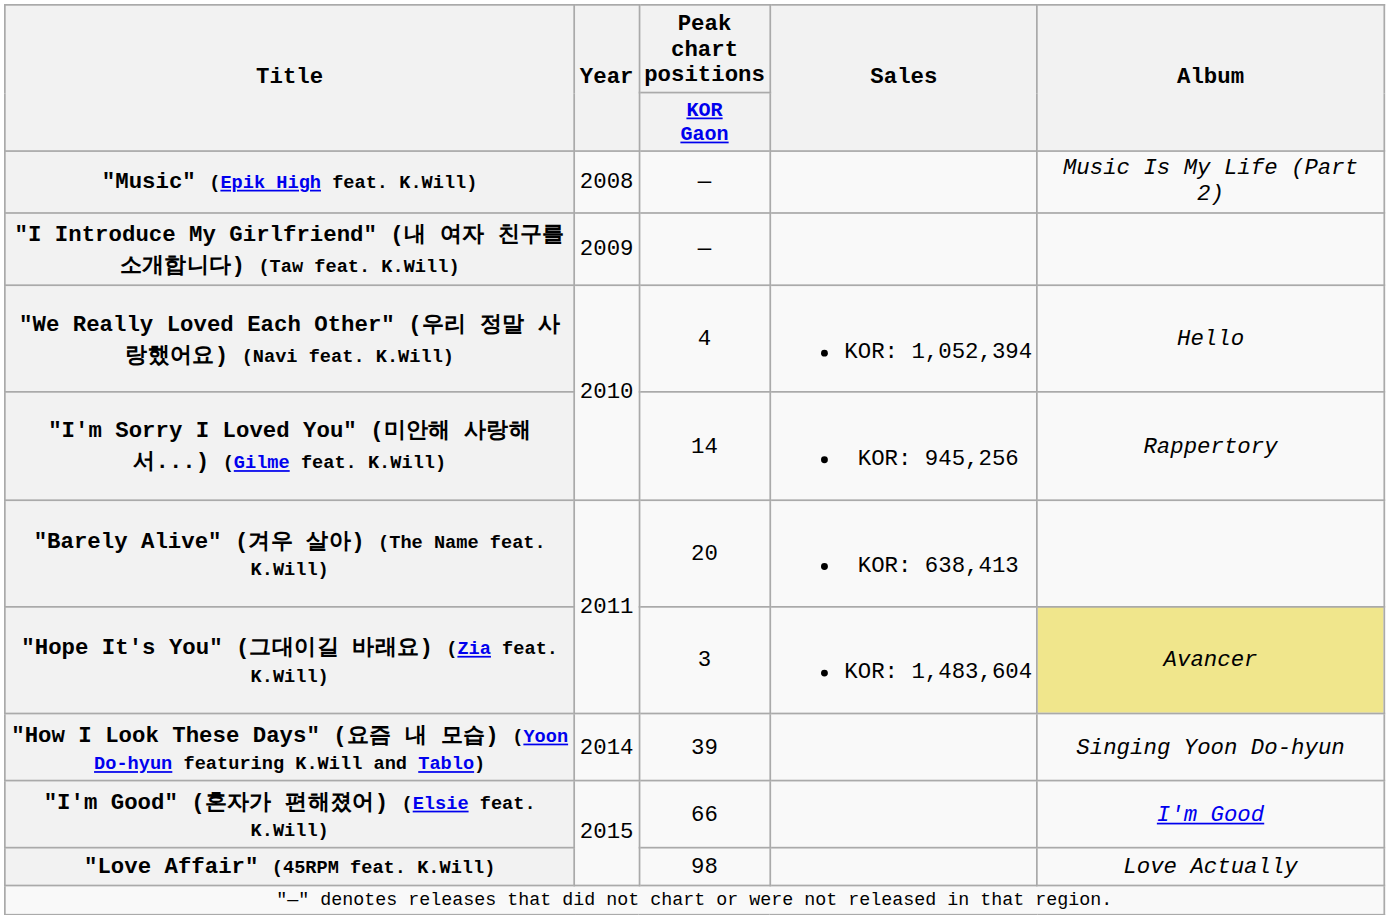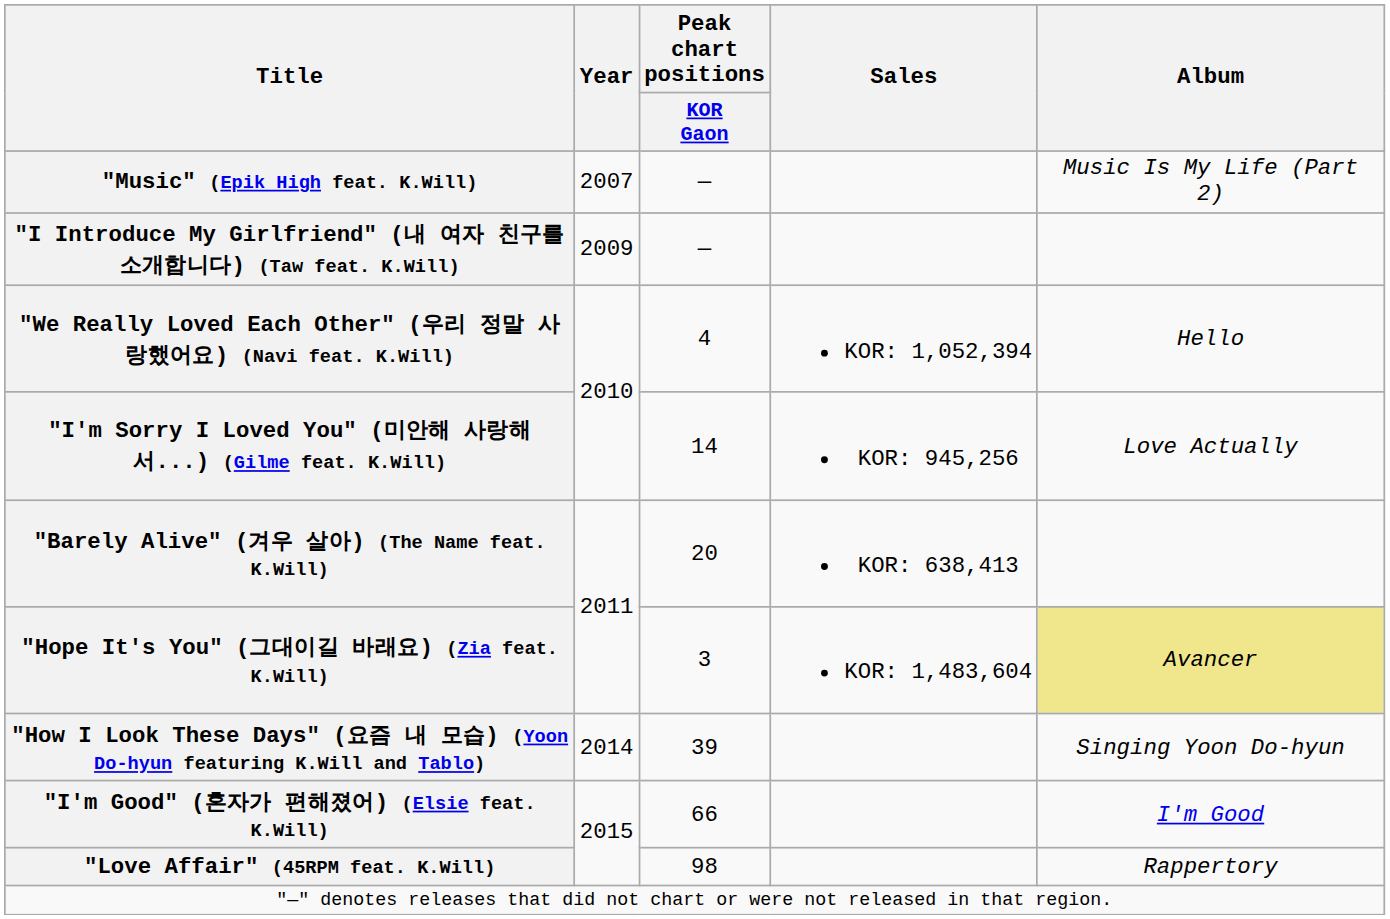(607, 182) 2008 -> (607, 182) 2007
(1211, 446) Rappertory -> (1211, 446) Love Actually
(1211, 866) Love Actually -> (1211, 866) Rappertory
